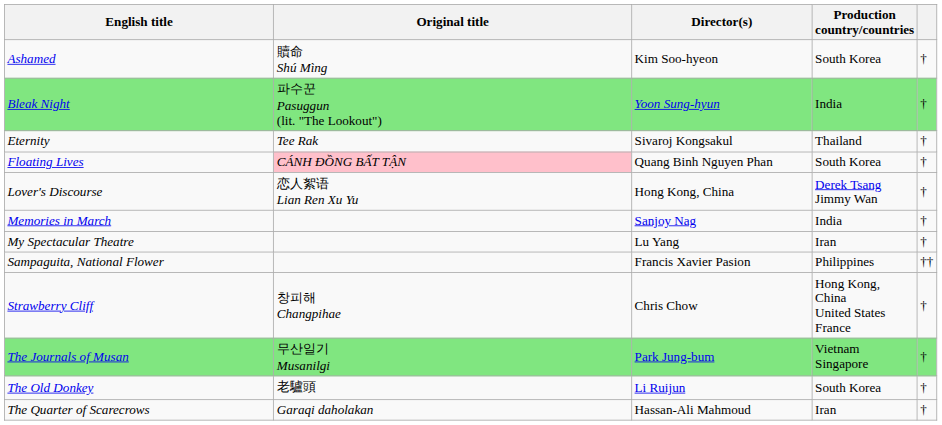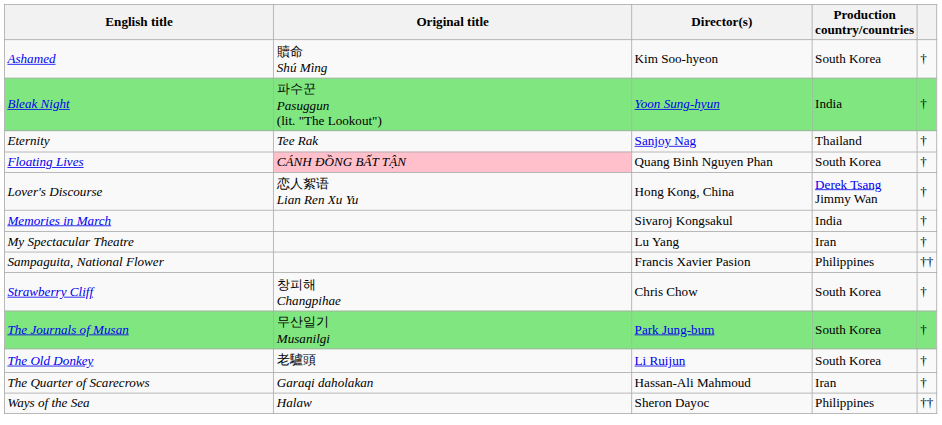(684, 141) Sivaroj Kongsakul -> (665, 141) Sanjoy Nag
(665, 220) Sanjoy Nag -> (684, 220) Sivaroj Kongsakul
(850, 305) Hong Kong, China United States France -> (848, 291) South Korea
(842, 357) Vietnam Singapore -> (848, 329) South Korea
+ row: (49, 403)
